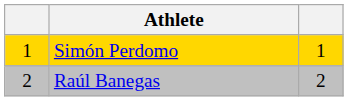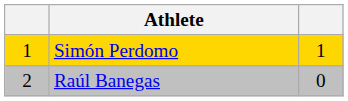(321, 80) 2 -> (321, 80) 0
